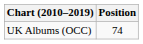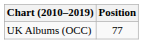(117, 30) 74 -> (117, 30) 77
